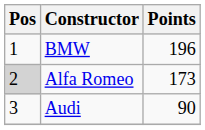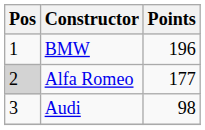(182, 78) 173 -> (182, 78) 177
(187, 108) 90 -> (187, 108) 98
